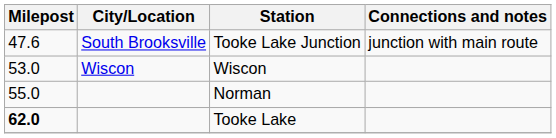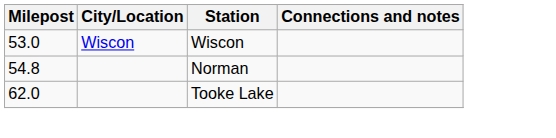- row: (287, 42)
(24, 94) 55.0 -> (24, 68) 54.8
(24, 119) bold -> (24, 94) normal
